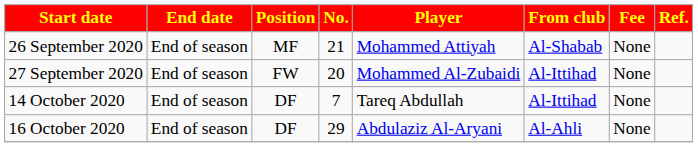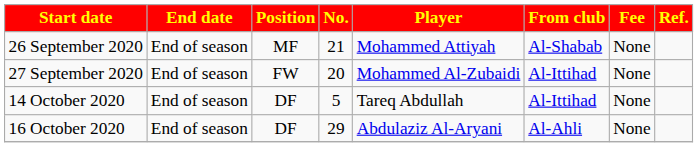(336, 100) 7 -> (336, 100) 5
